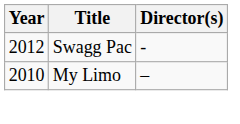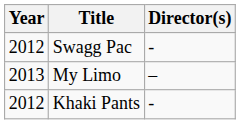(27, 75) 2010 -> (27, 75) 2013
+ row: (96, 103)
